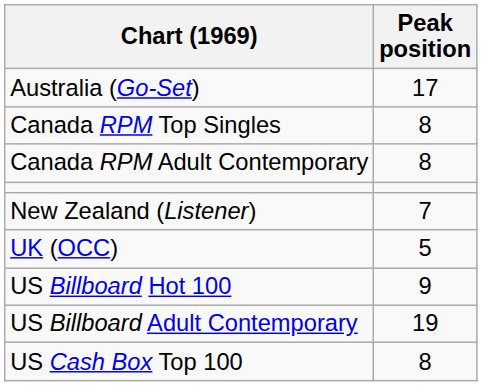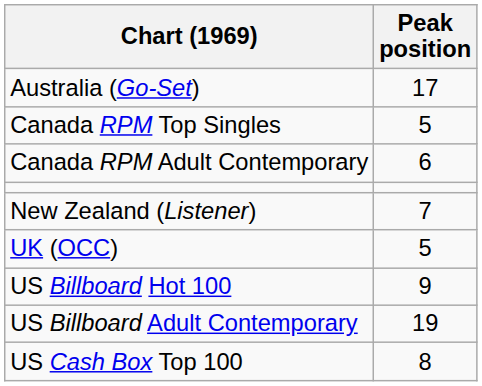(425, 125) 8 -> (425, 125) 5
(425, 162) 8 -> (425, 162) 6
